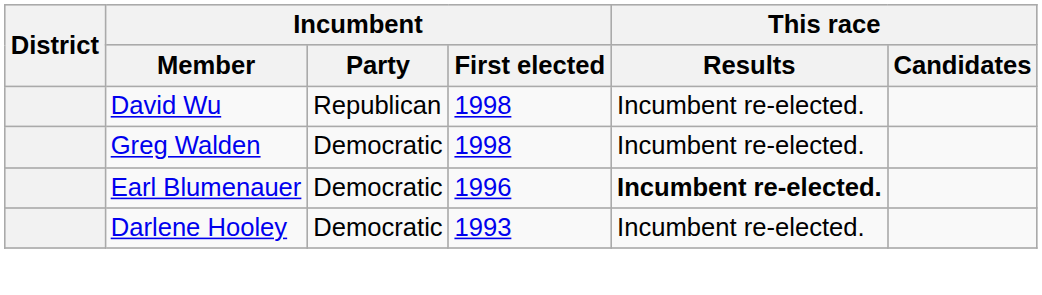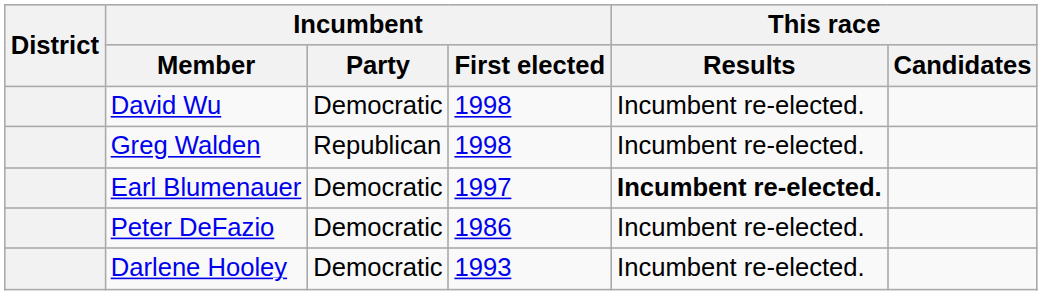(377, 106) Republican -> (378, 106) Democratic
(378, 146) Democratic -> (377, 146) Republican
(483, 187) 1996 -> (483, 187) 1997
+ row: (193, 227)
